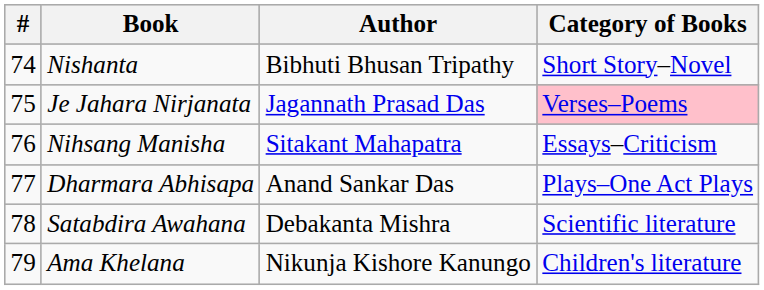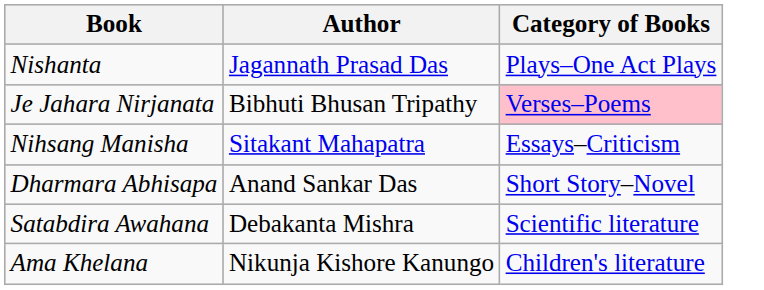- column: (23, 24)
(390, 64) Bibhuti Bhusan Tripathy -> (338, 64) Jagannath Prasad Das
(637, 64) Short Story–Novel -> (611, 64) Plays–One Act Plays
(375, 104) Jagannath Prasad Das -> (353, 104) Bibhuti Bhusan Tripathy
(648, 183) Plays–One Act Plays -> (600, 183) Short Story–Novel
